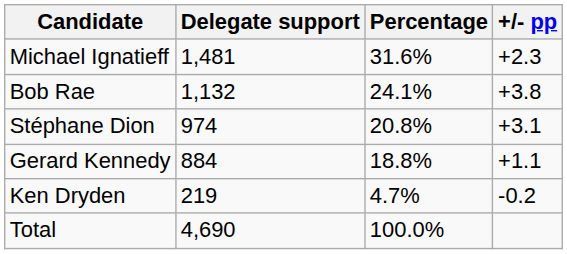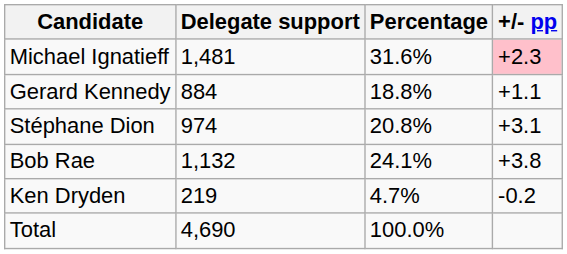(520, 56) no background -> (520, 56) pink background
rows swapped: (52, 91) <-> (90, 160)
